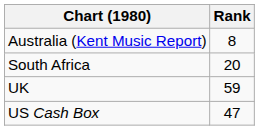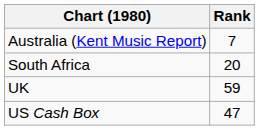(232, 40) 8 -> (232, 40) 7
